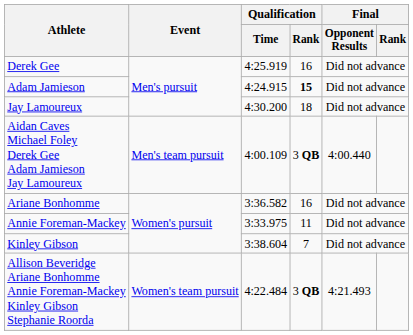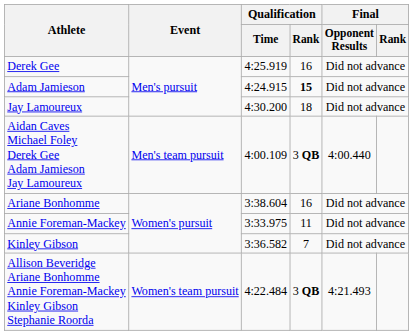(266, 204) 3:36.582 -> (266, 204) 3:38.604
(266, 243) 3:38.604 -> (266, 243) 3:36.582
